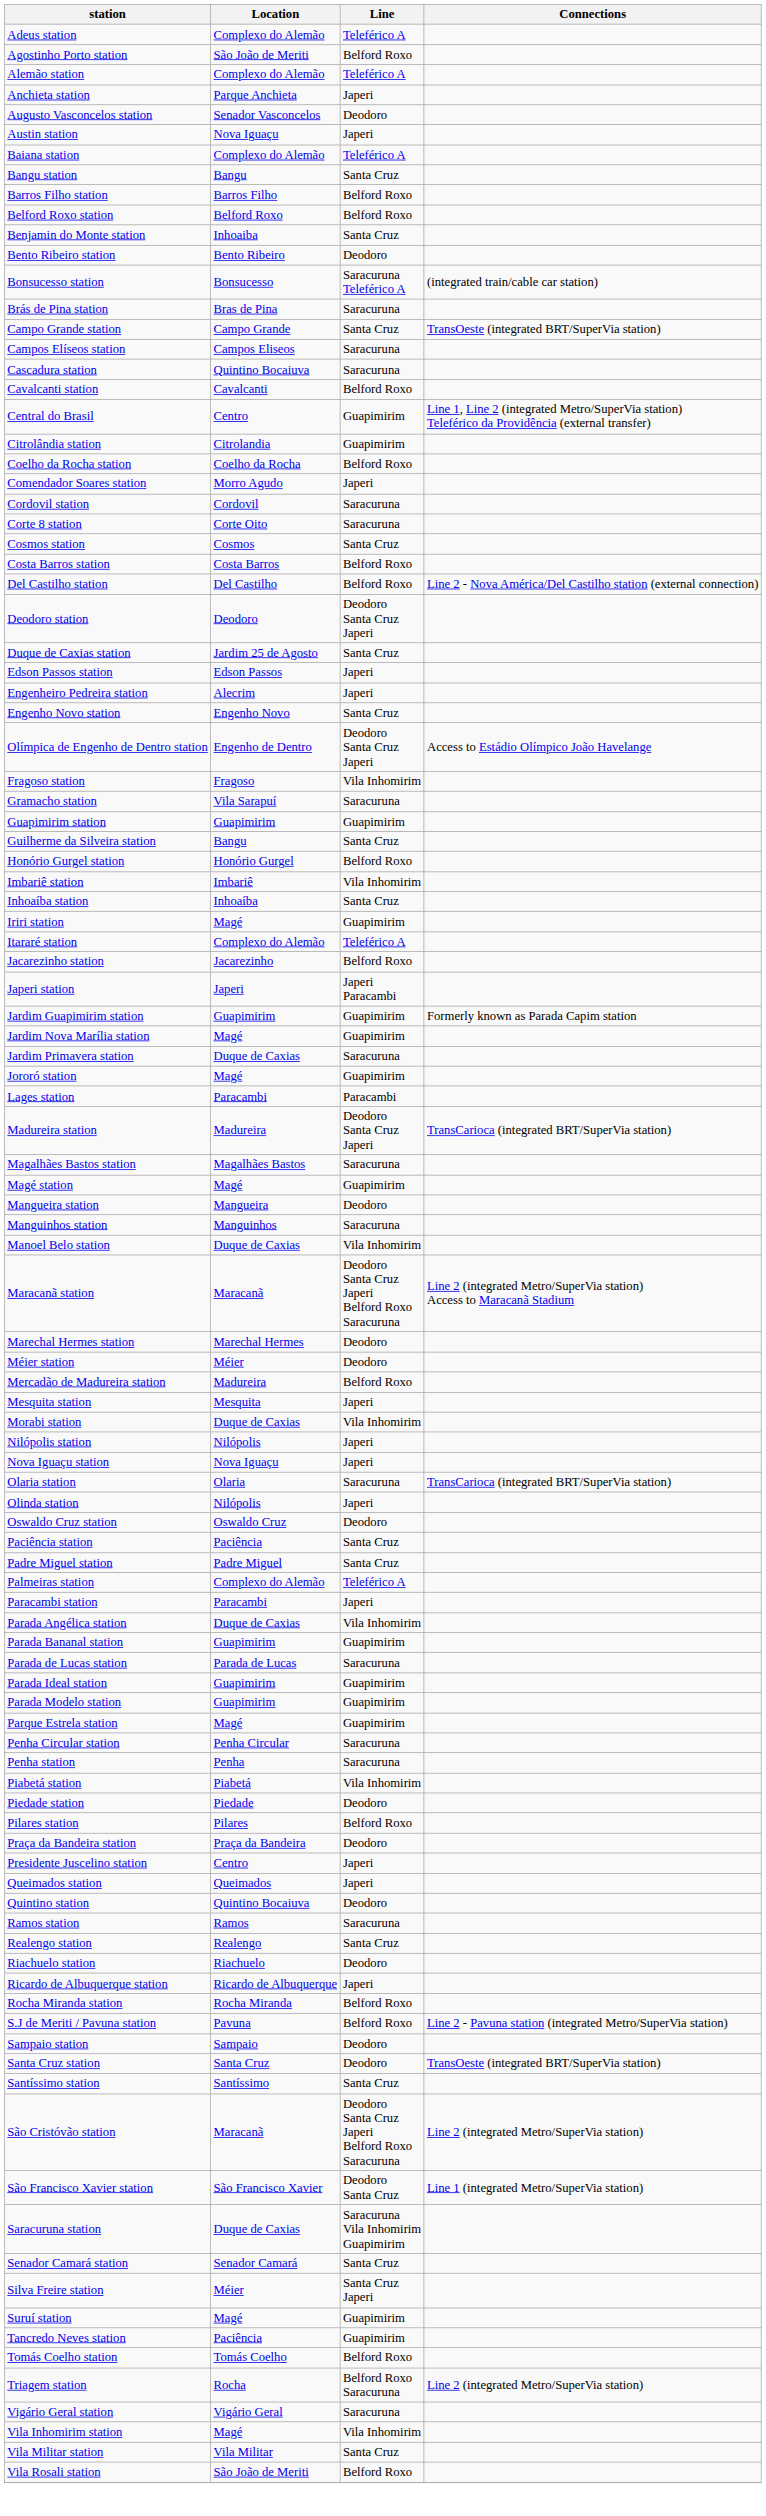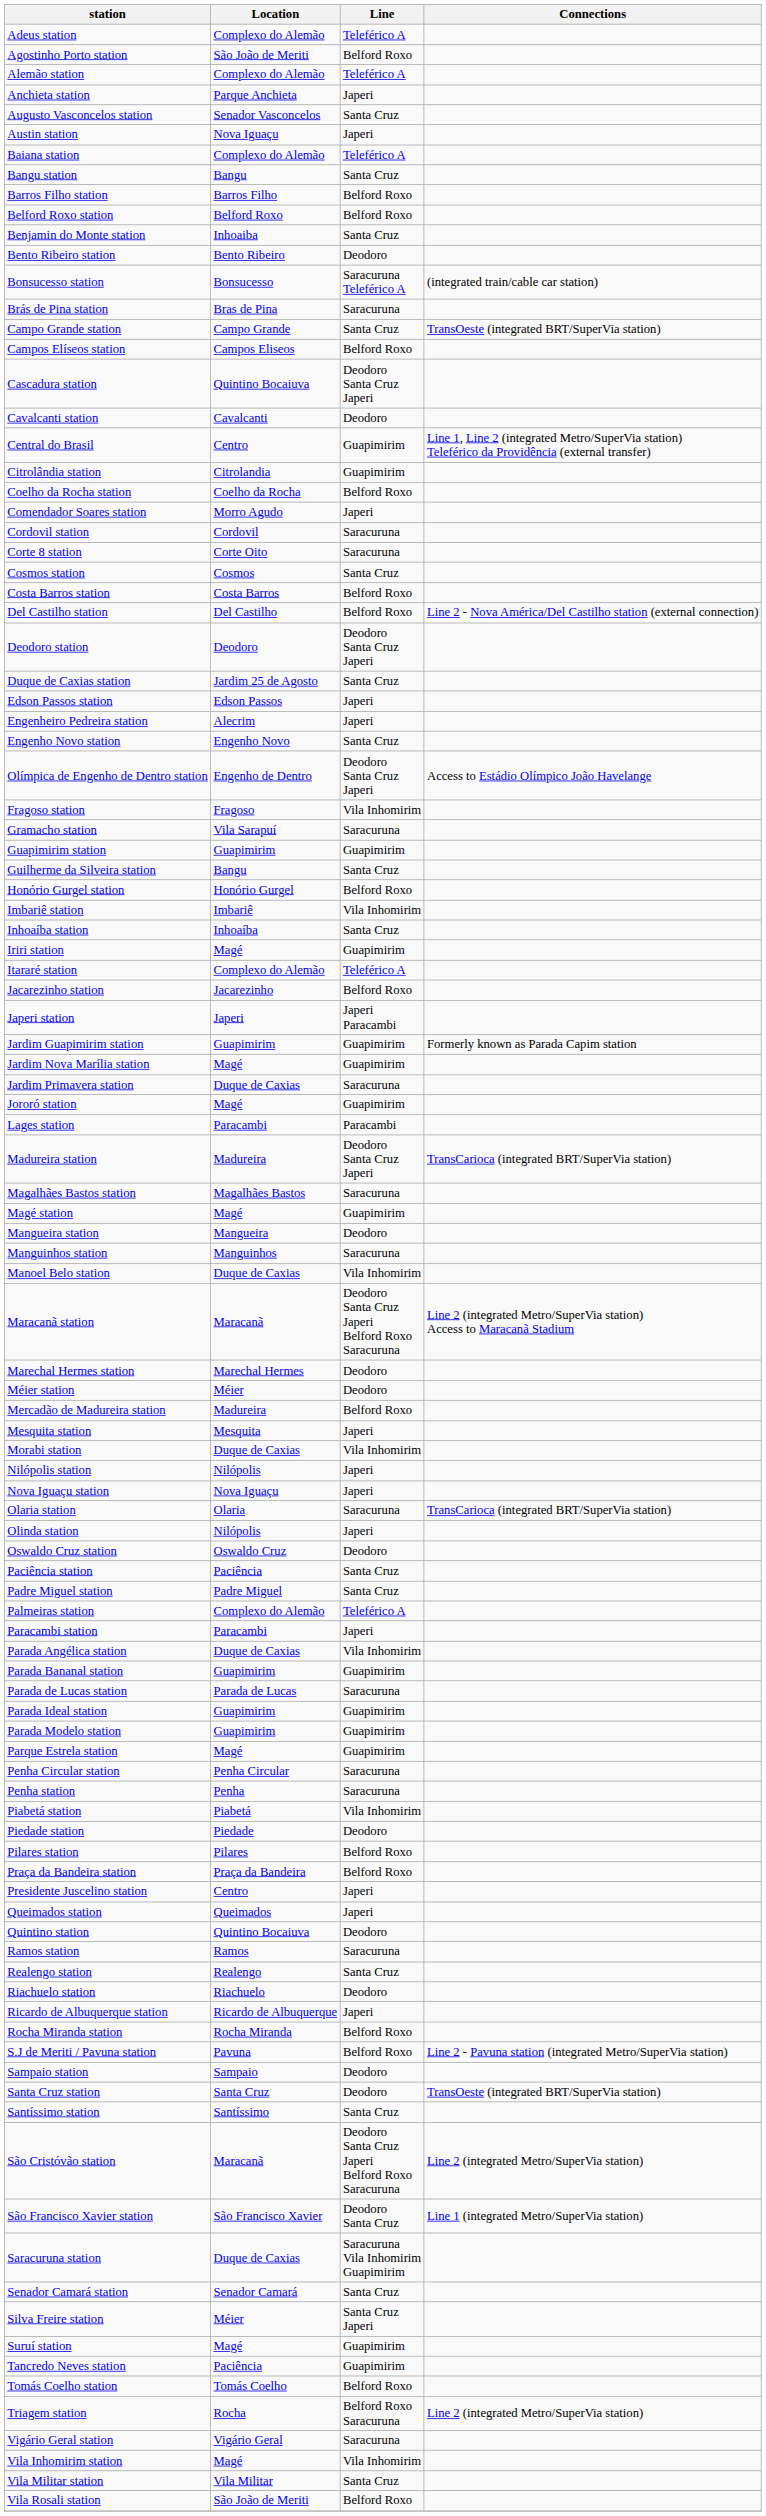(365, 114) Deodoro -> (371, 114) Santa Cruz
(371, 349) Saracuruna -> (378, 349) Belford Roxo
(371, 369) Saracuruna -> (371, 383) Deodoro Santa Cruz Japeri
(378, 389) Belford Roxo -> (365, 418) Deodoro
(365, 1843) Deodoro -> (378, 1871) Belford Roxo
